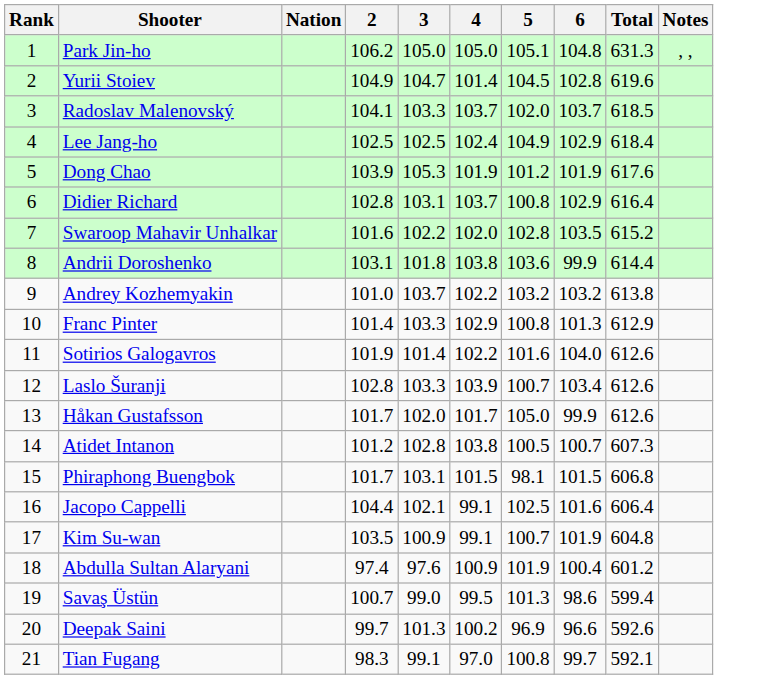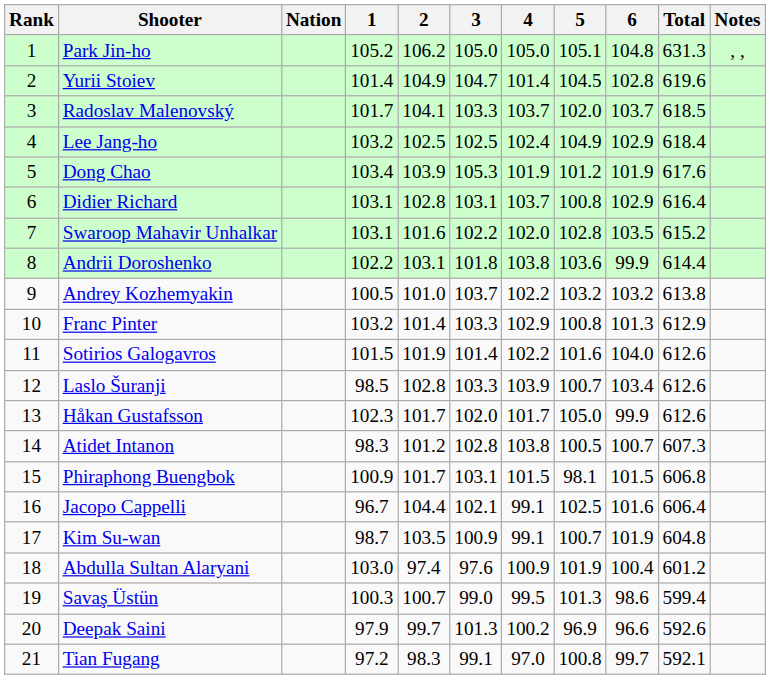+ column: (372, 19)
